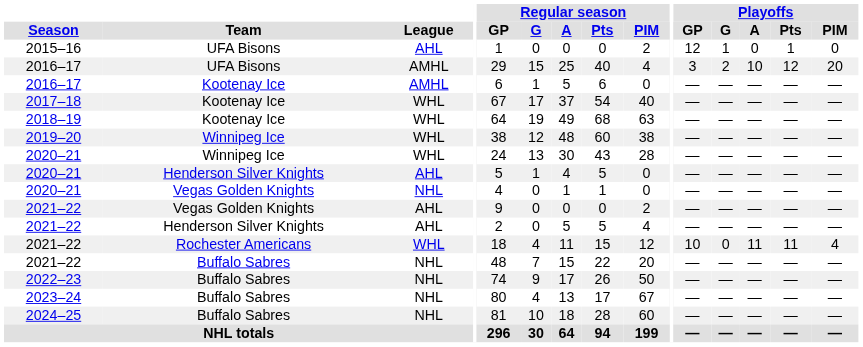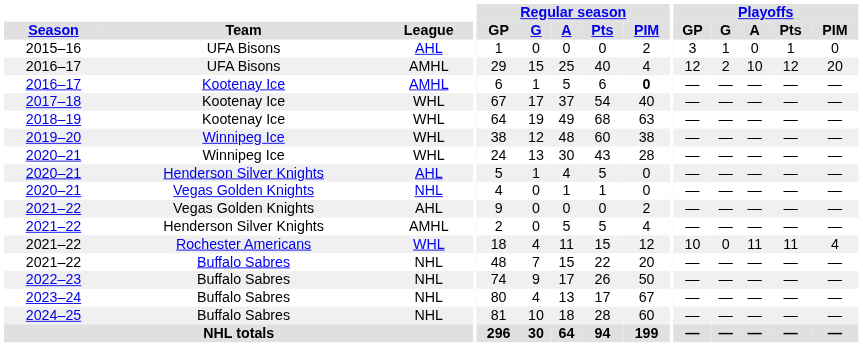(692, 48) 12 -> (692, 48) 3
(692, 66) 3 -> (692, 66) 12
(647, 84) normal -> (647, 84) bold
(429, 226) AHL -> (429, 226) AMHL
